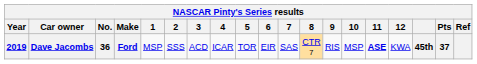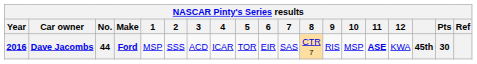(16, 46) 2019 -> (16, 46) 2016
(105, 46) 36 -> (105, 46) 44
(444, 46) 37 -> (444, 46) 30
